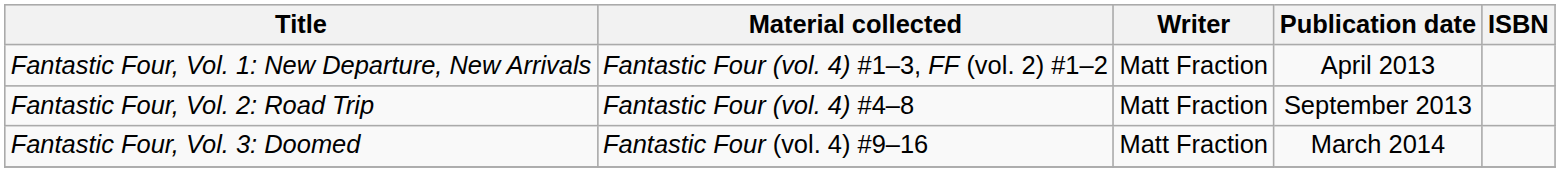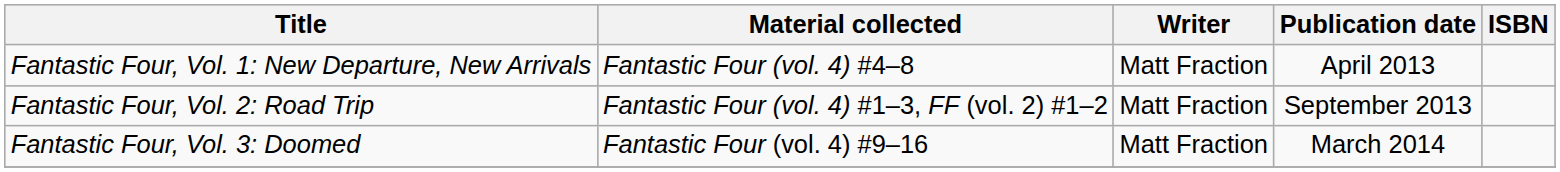(855, 65) Fantastic Four (vol. 4) #1–3, FF (vol. 2) #1–2 -> (759, 65) Fantastic Four (vol. 4) #4–8
(759, 105) Fantastic Four (vol. 4) #4–8 -> (855, 105) Fantastic Four (vol. 4) #1–3, FF (vol. 2) #1–2
